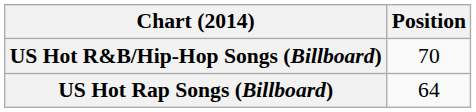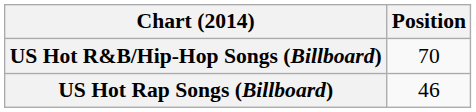(429, 90) 64 -> (429, 90) 46
